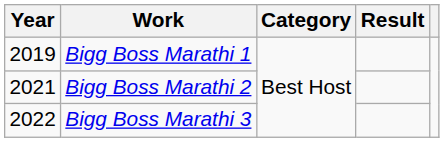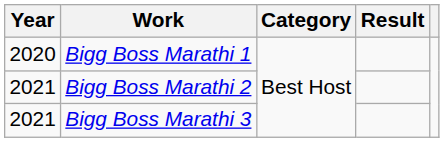(33, 53) 2019 -> (33, 53) 2020
(33, 119) 2022 -> (33, 119) 2021
